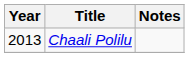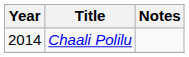(25, 40) 2013 -> (25, 40) 2014
